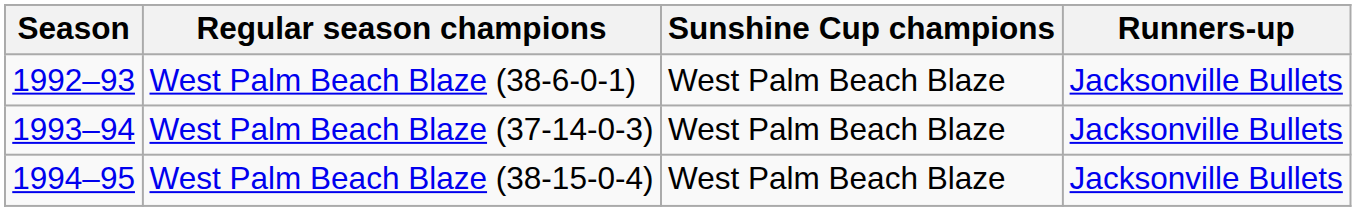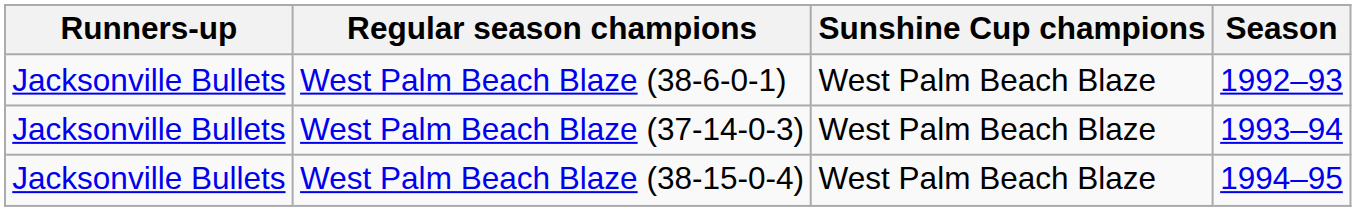columns swapped: (74, 29) <-> (1206, 29)
